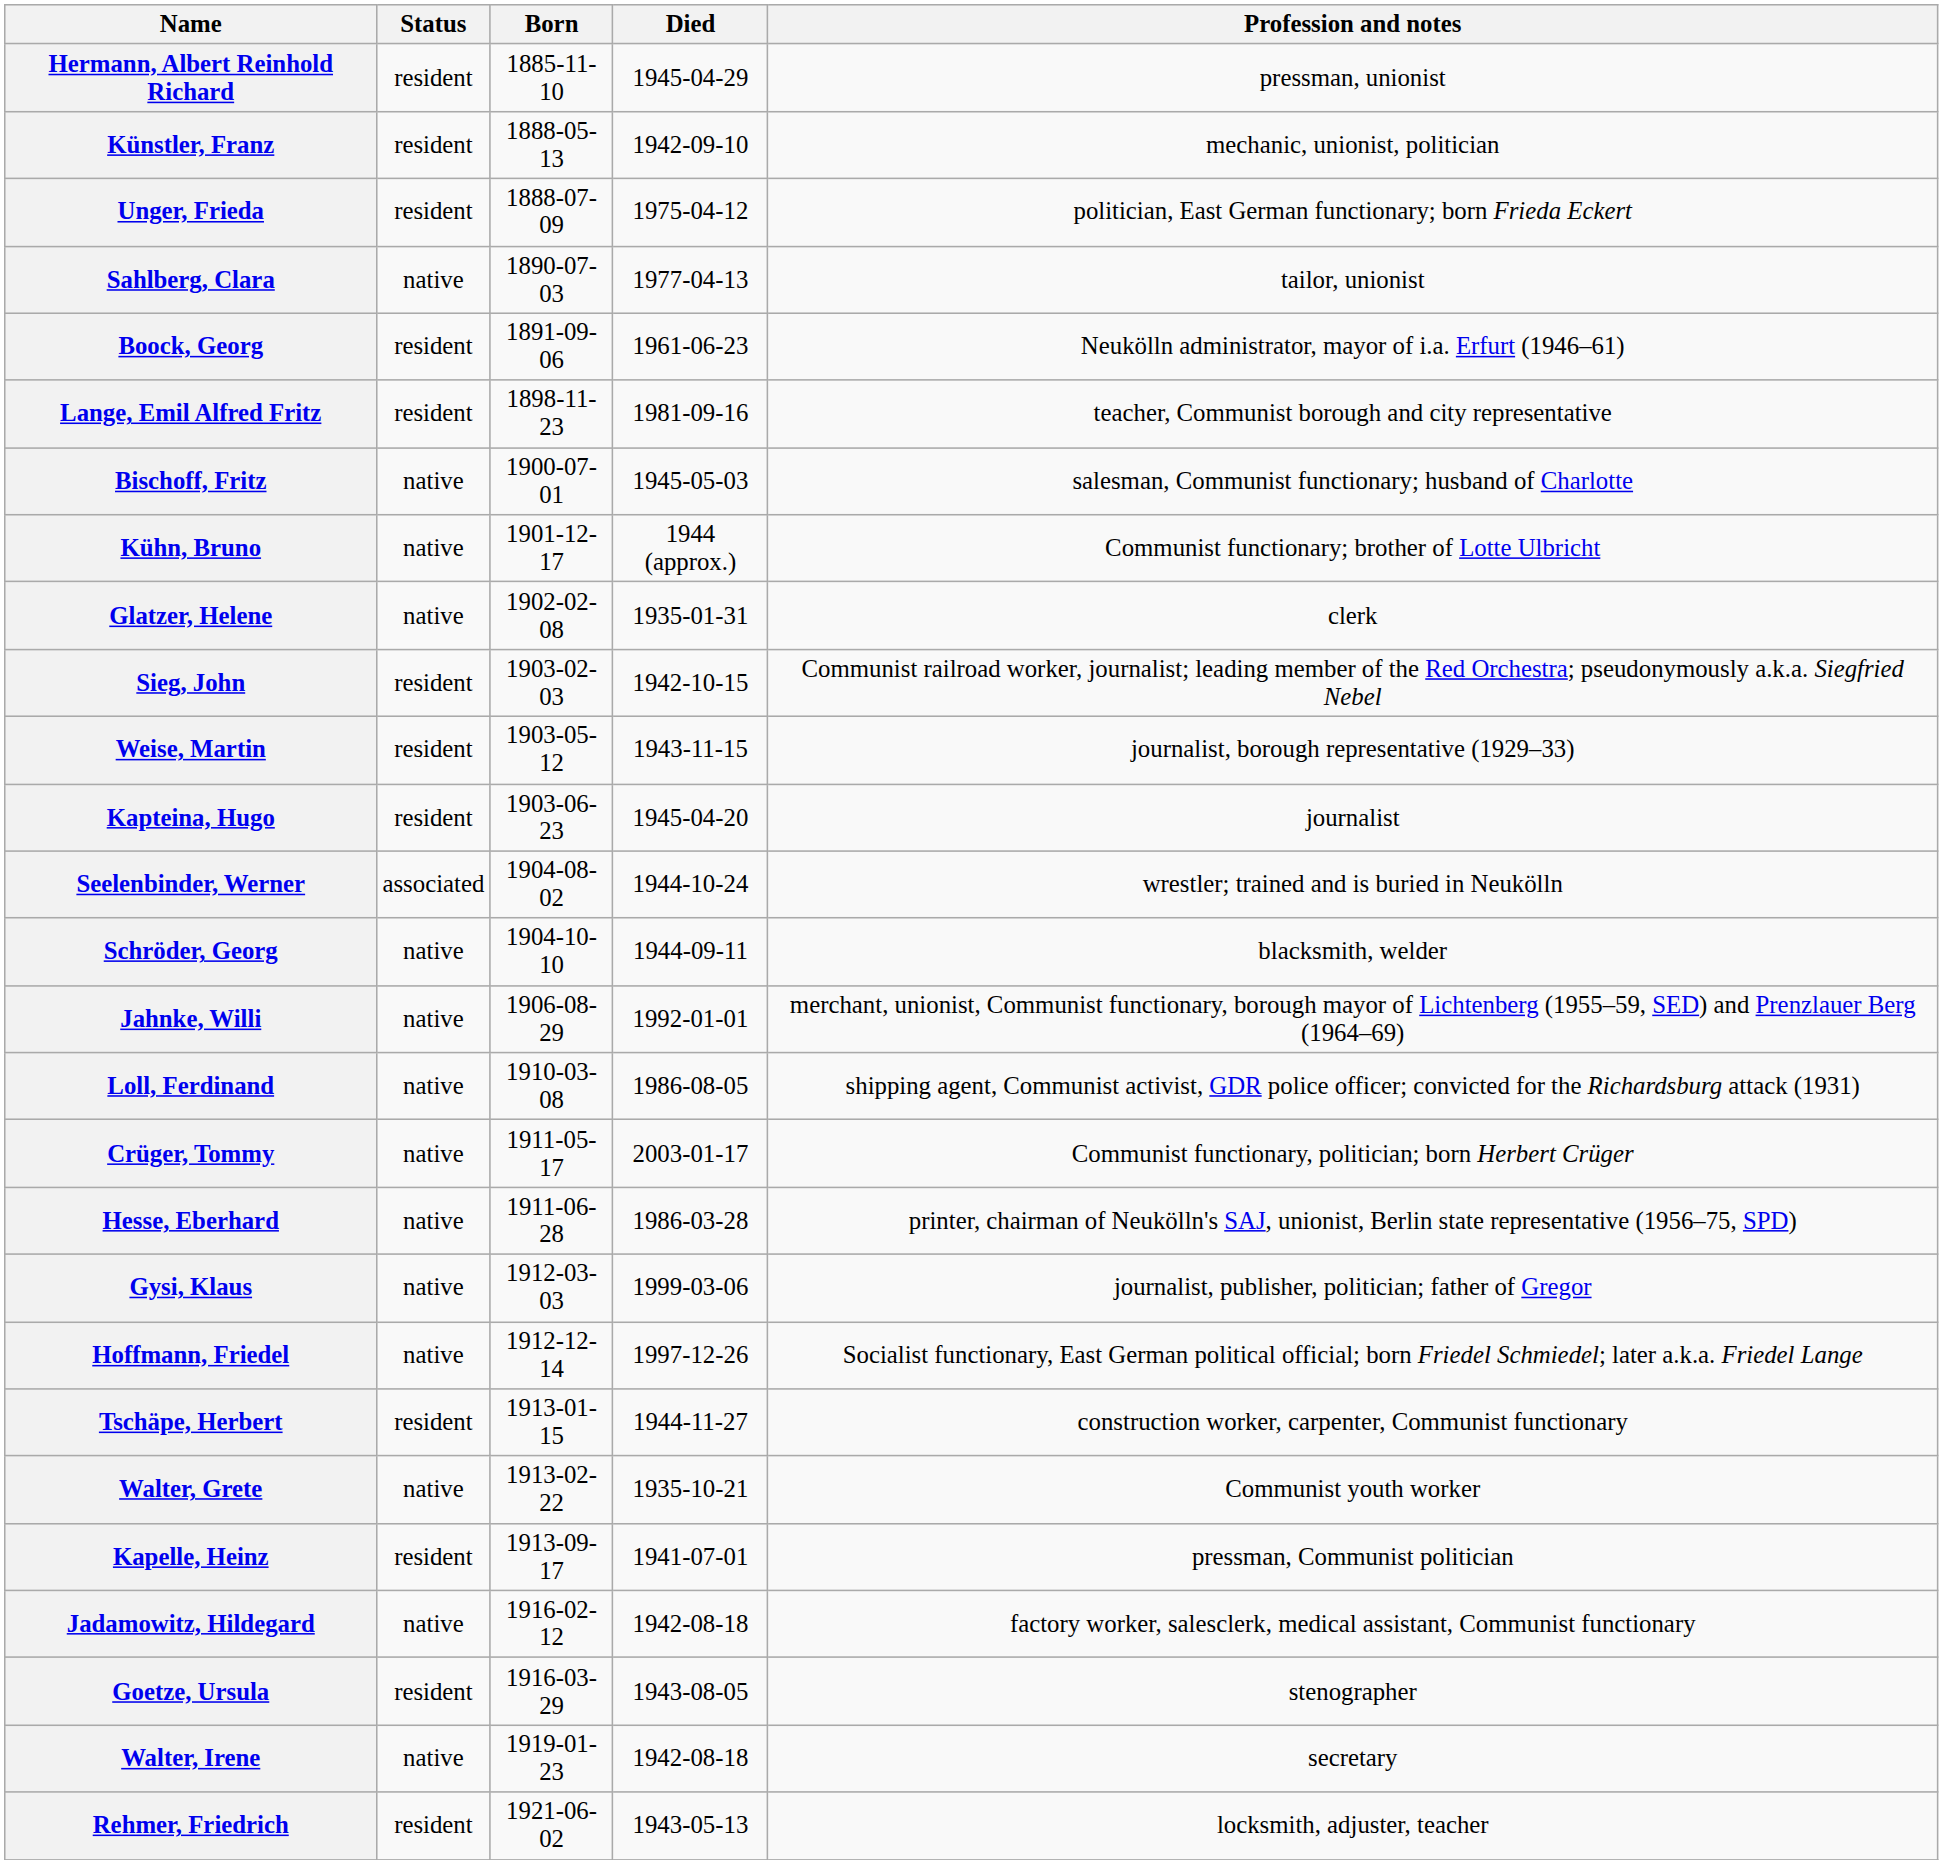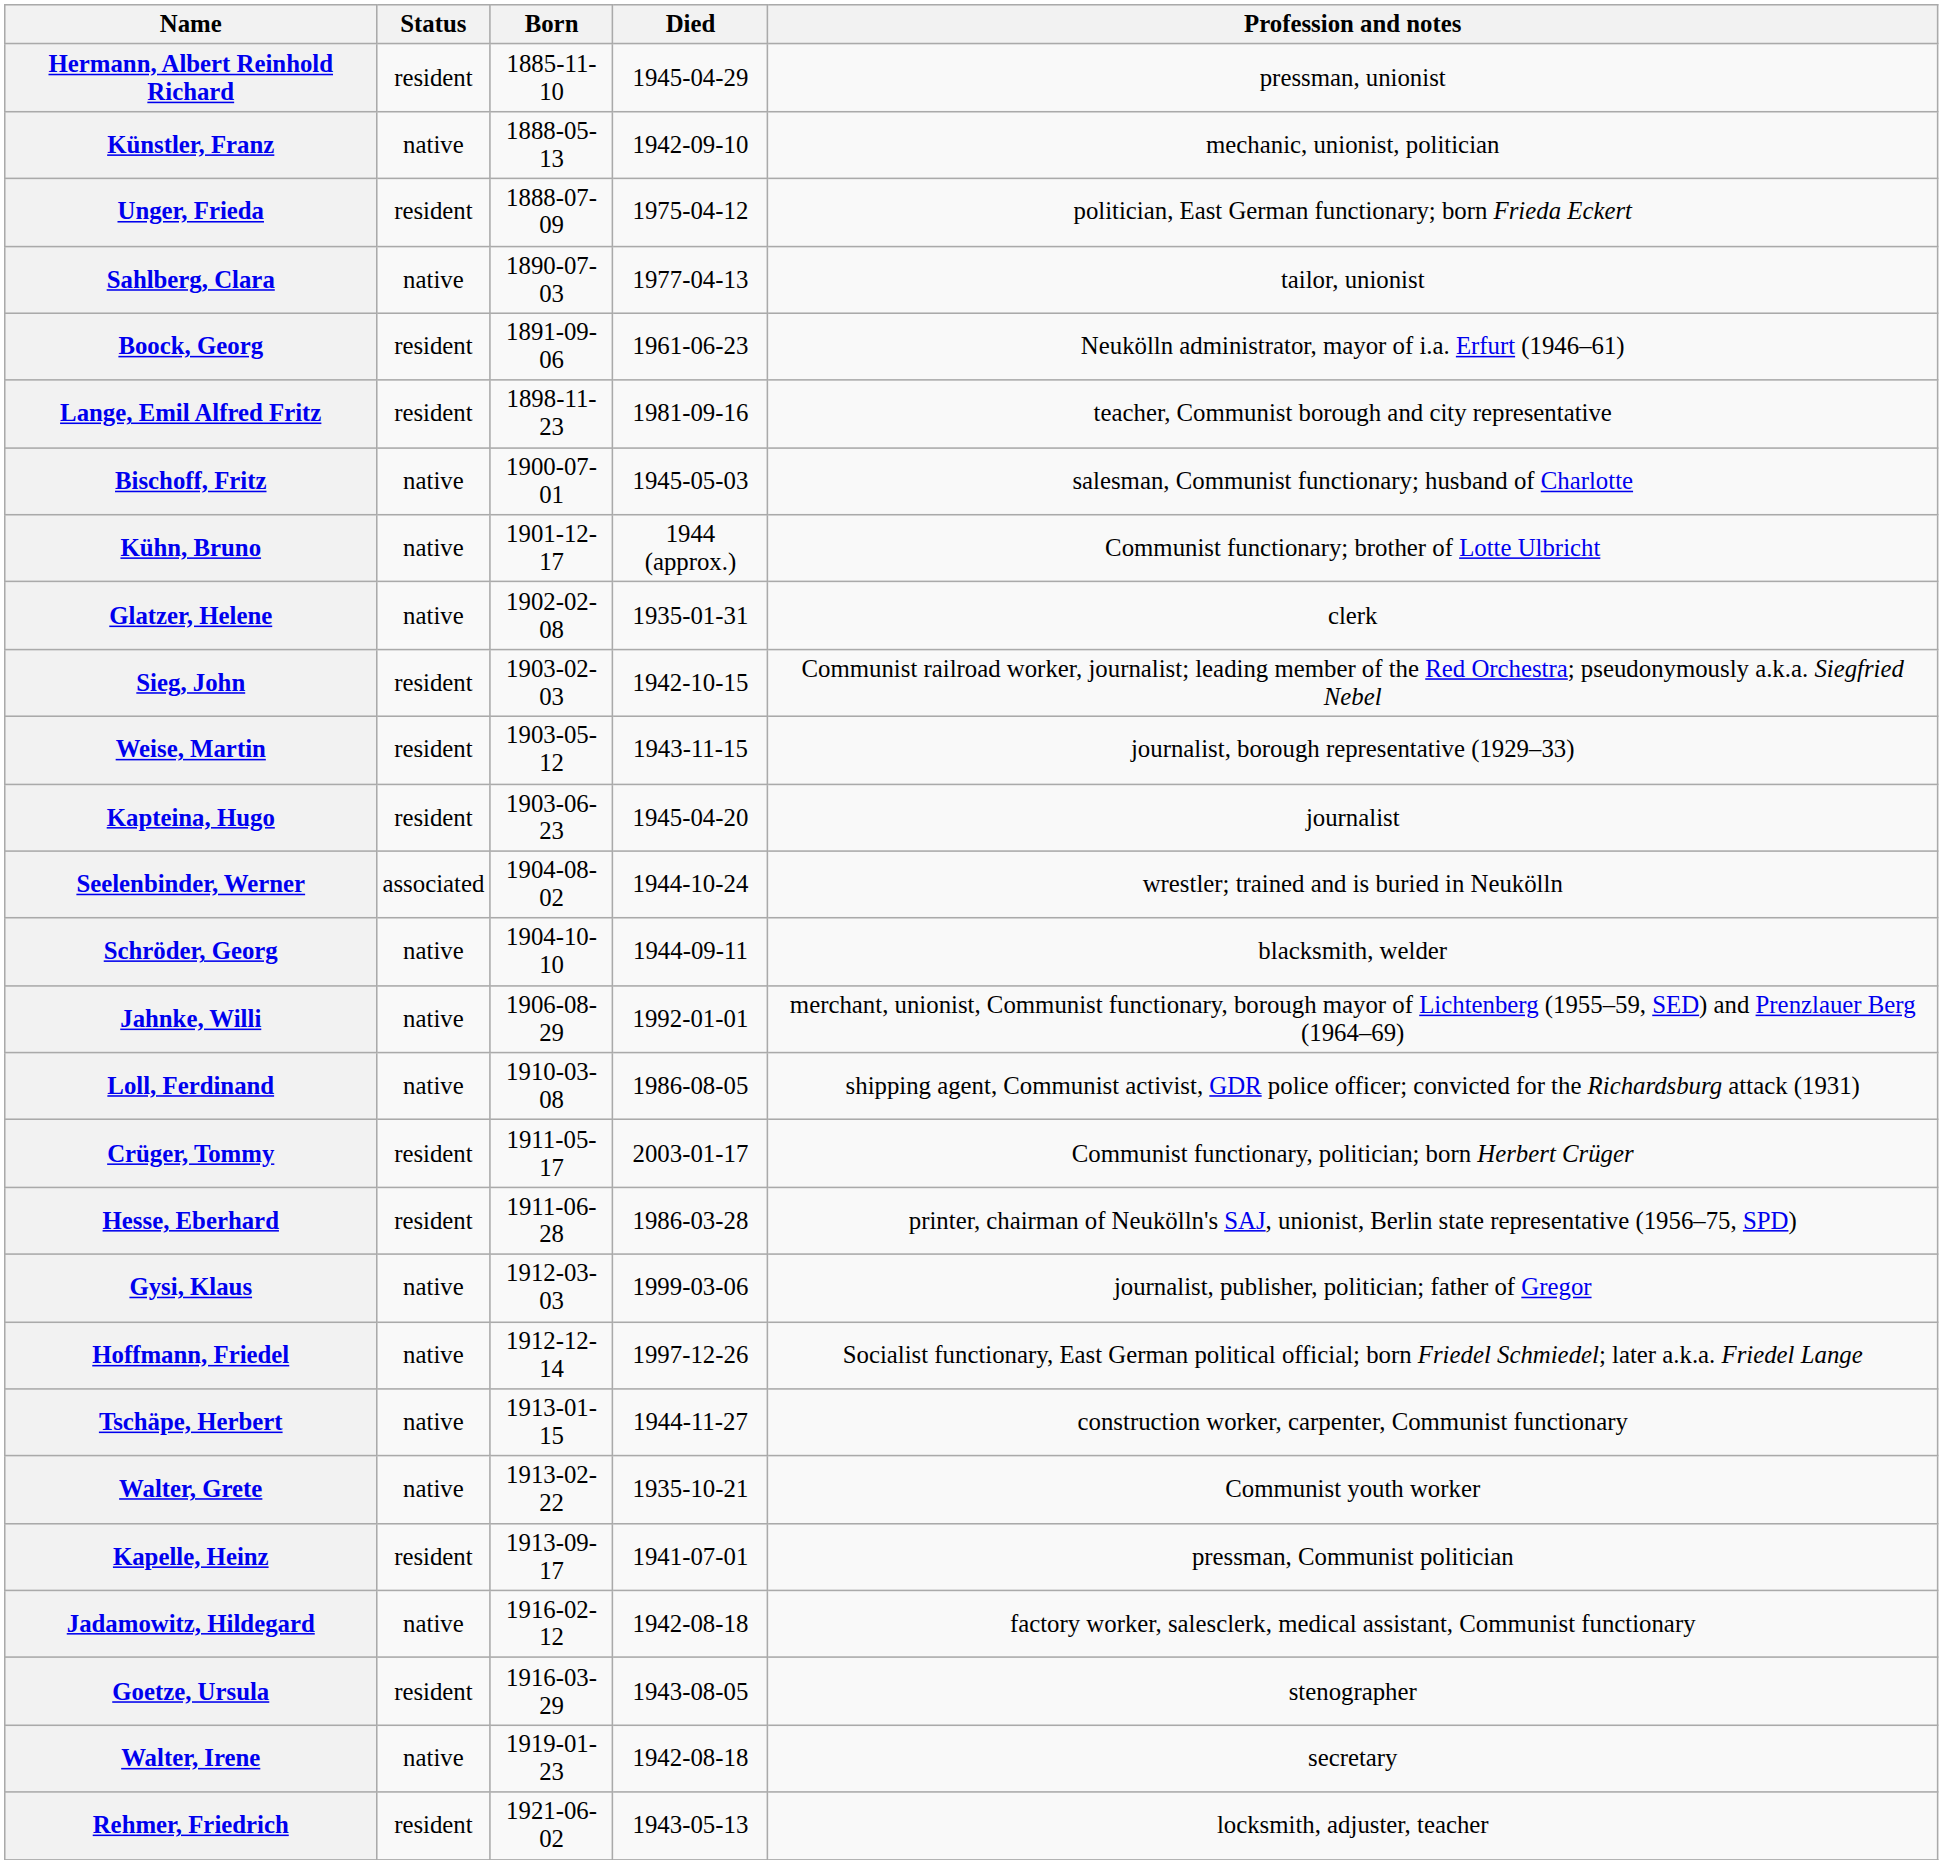(433, 144) resident -> (433, 144) native
(433, 1153) native -> (433, 1153) resident
(433, 1220) native -> (433, 1220) resident
(433, 1422) resident -> (433, 1422) native
